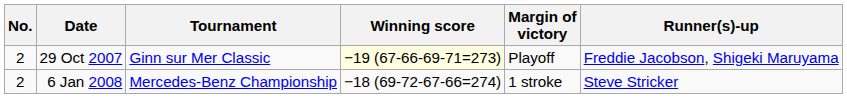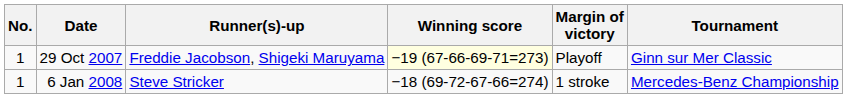columns swapped: (233, 25) <-> (711, 25)
(20, 58) 2 -> (20, 58) 1
(20, 82) 2 -> (20, 82) 1
